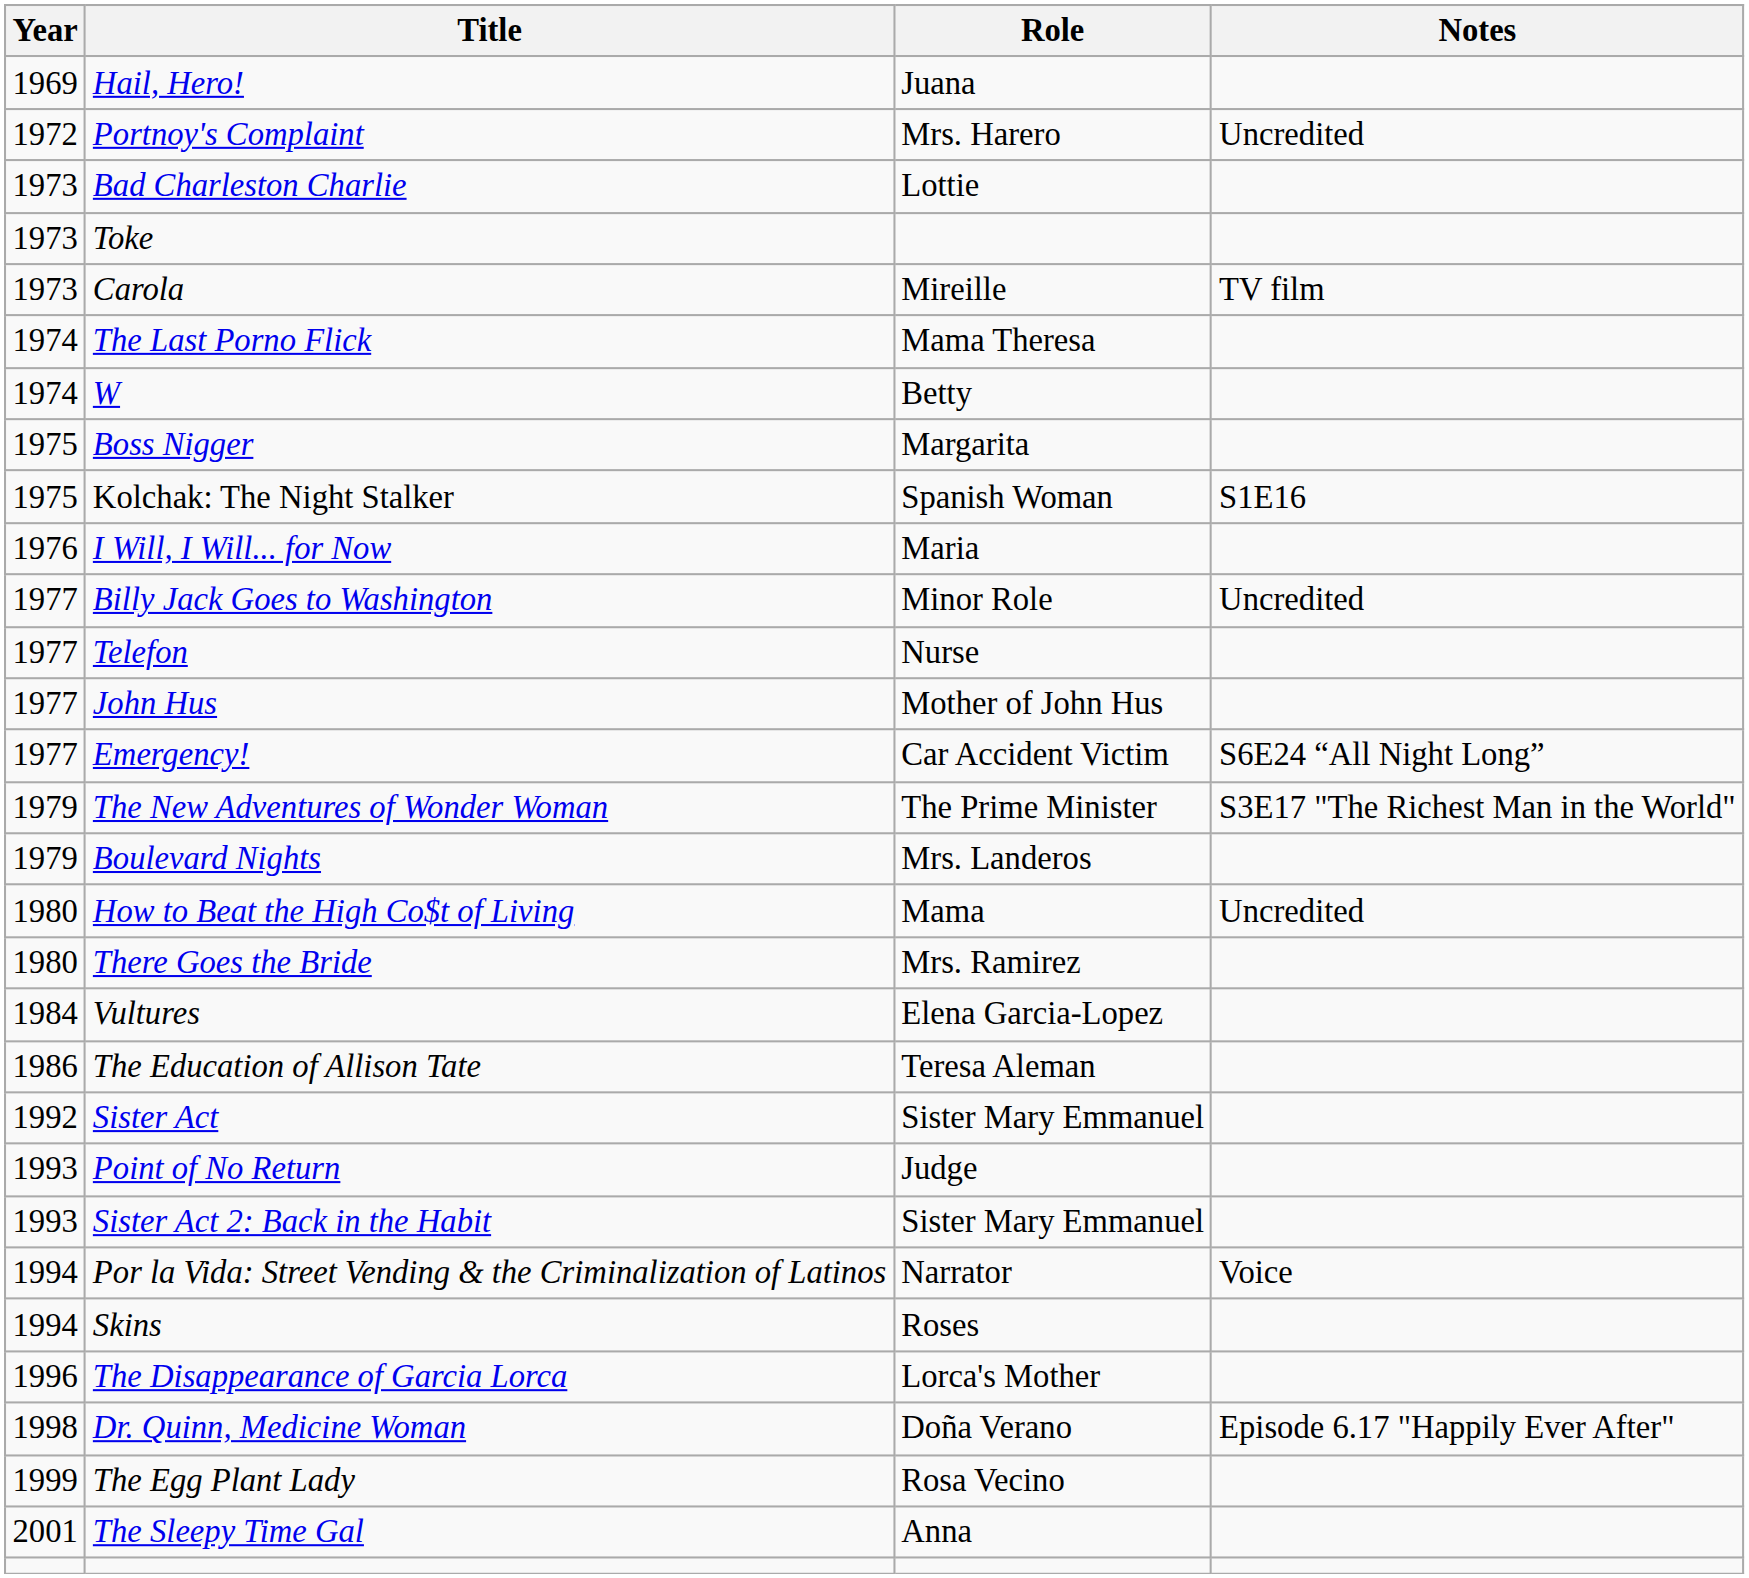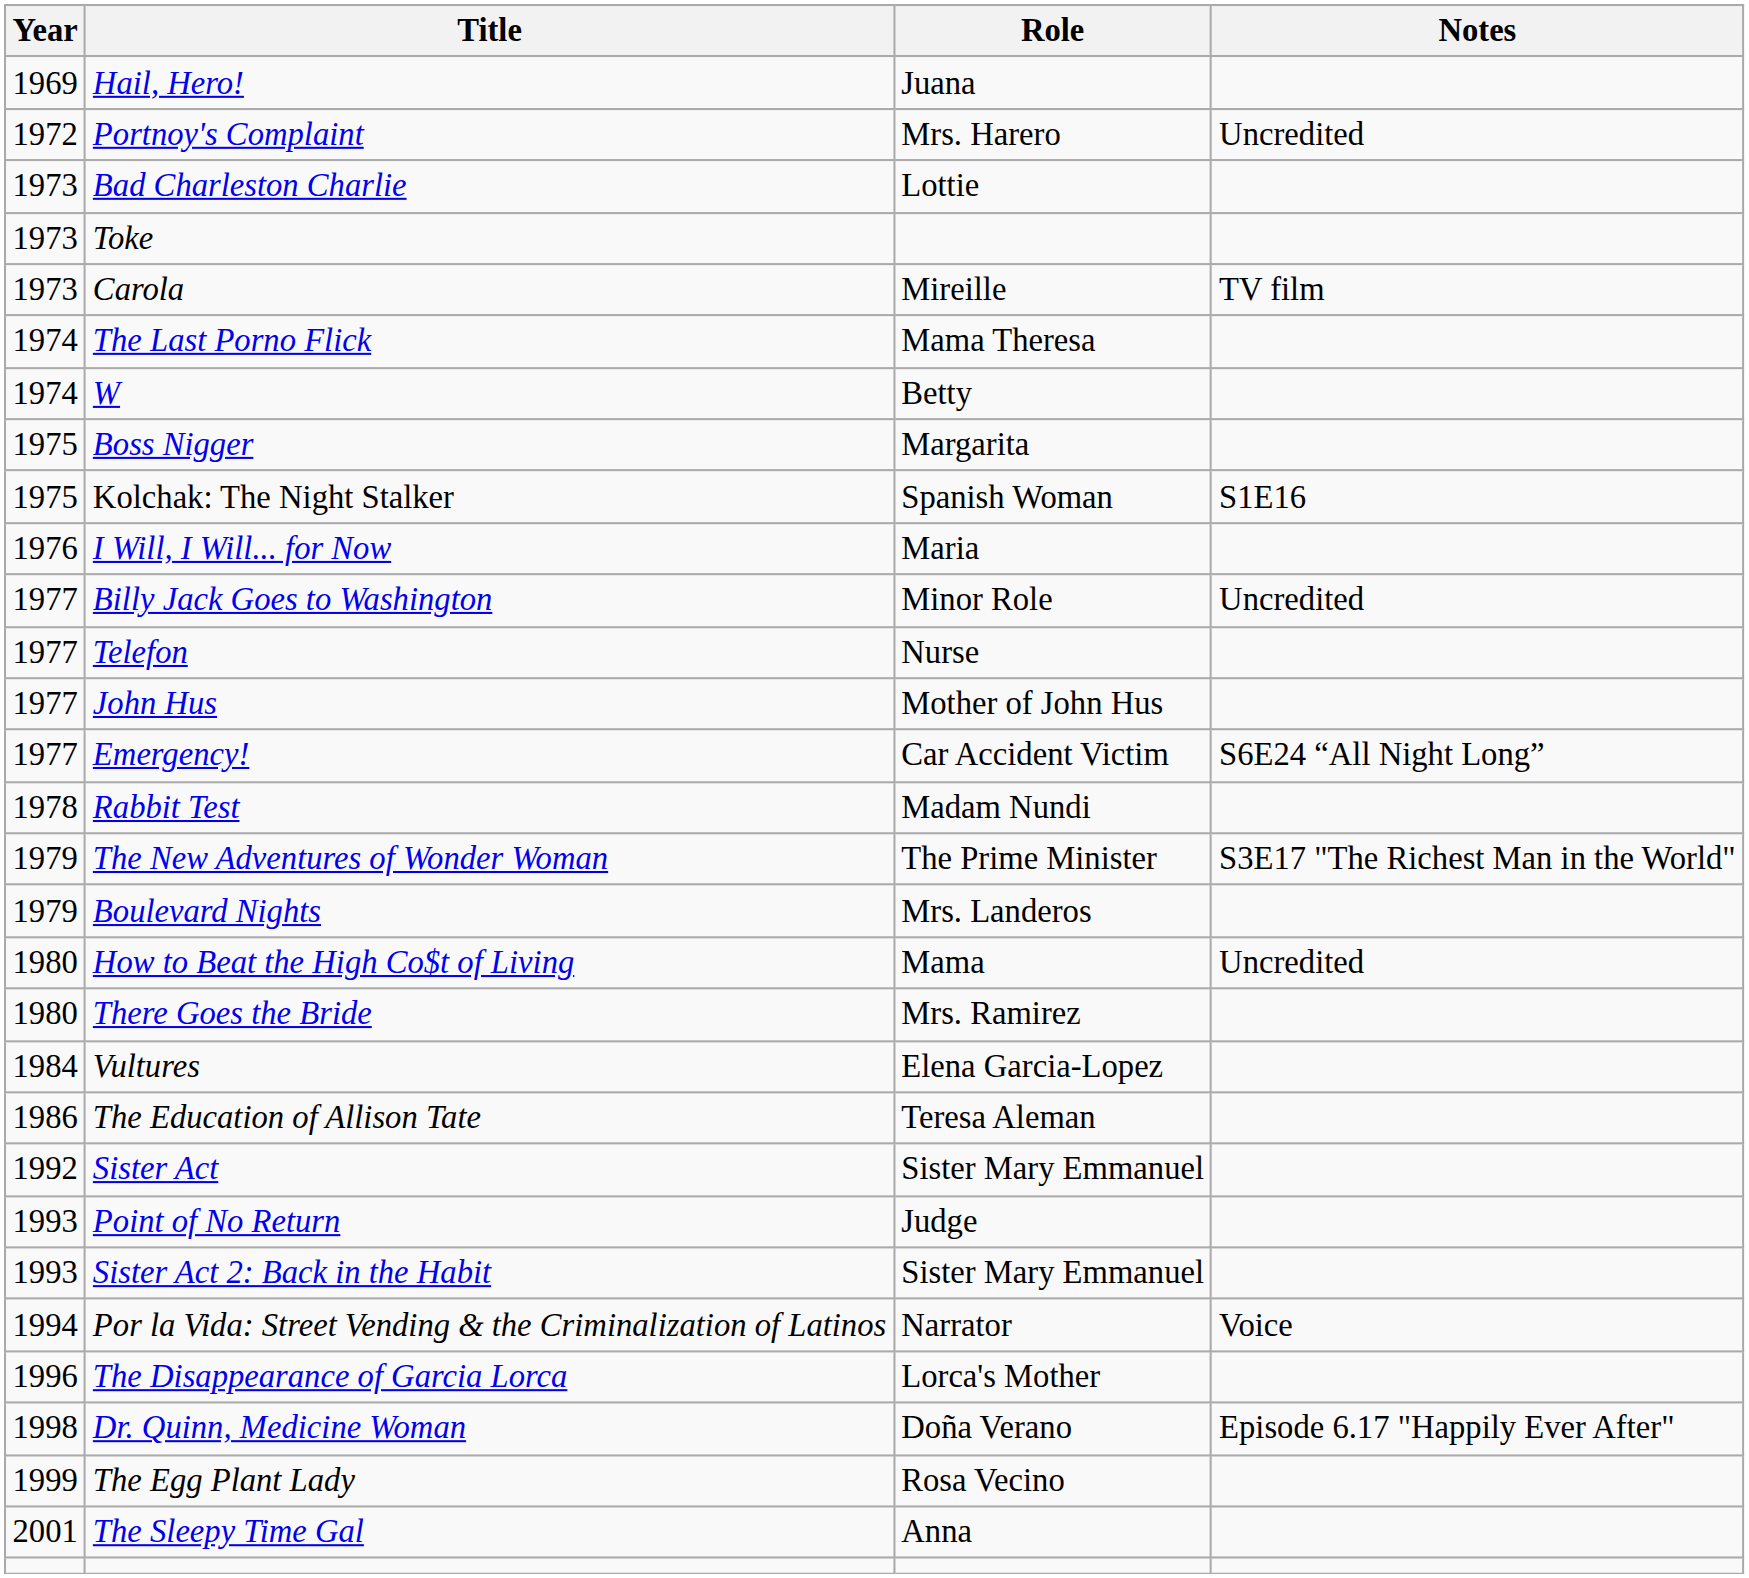+ row: (166, 806)
- row: (127, 1324)
